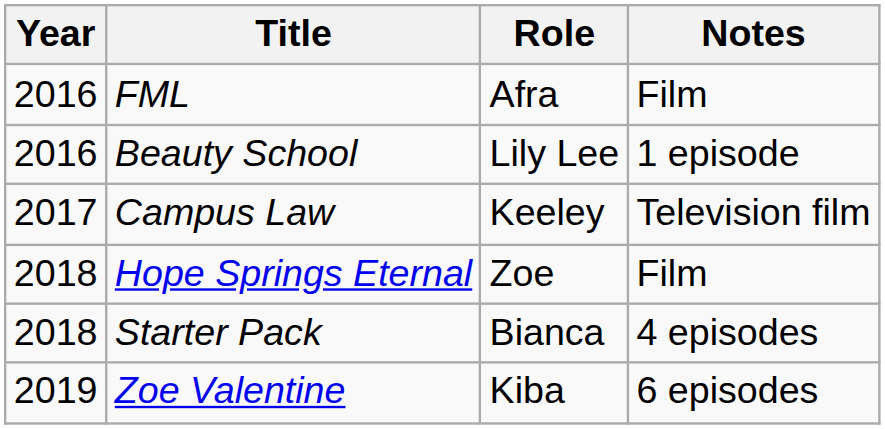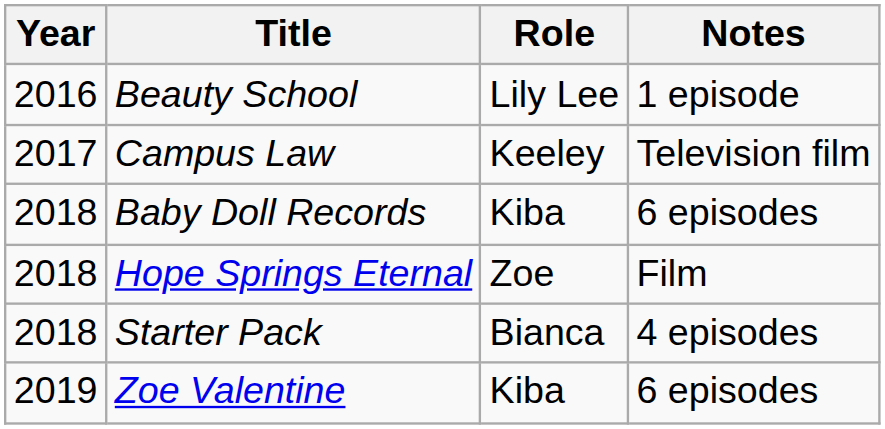- row: (152, 93)
+ row: (271, 213)
